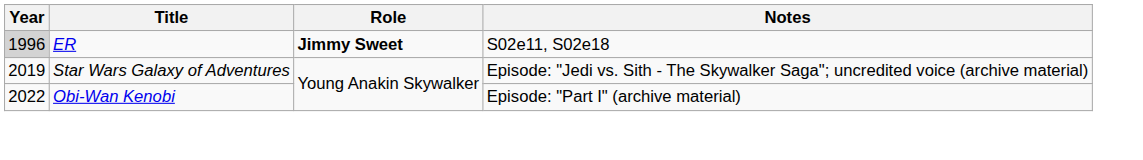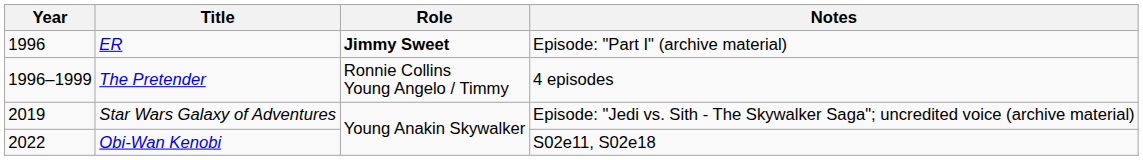(27, 44) lightgrey background -> (27, 44) no background
(548, 44) S02e11, S02e18 -> (660, 44) Episode: "Part I" (archive material)
+ row: (153, 79)
(614, 96) Episode: "Part I" (archive material) -> (594, 141) S02e11, S02e18
